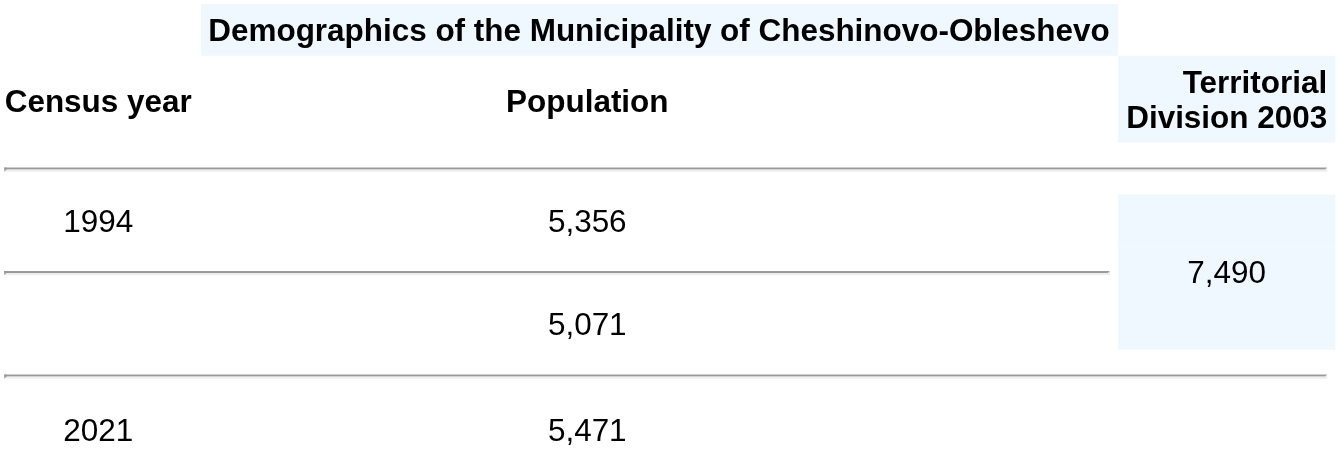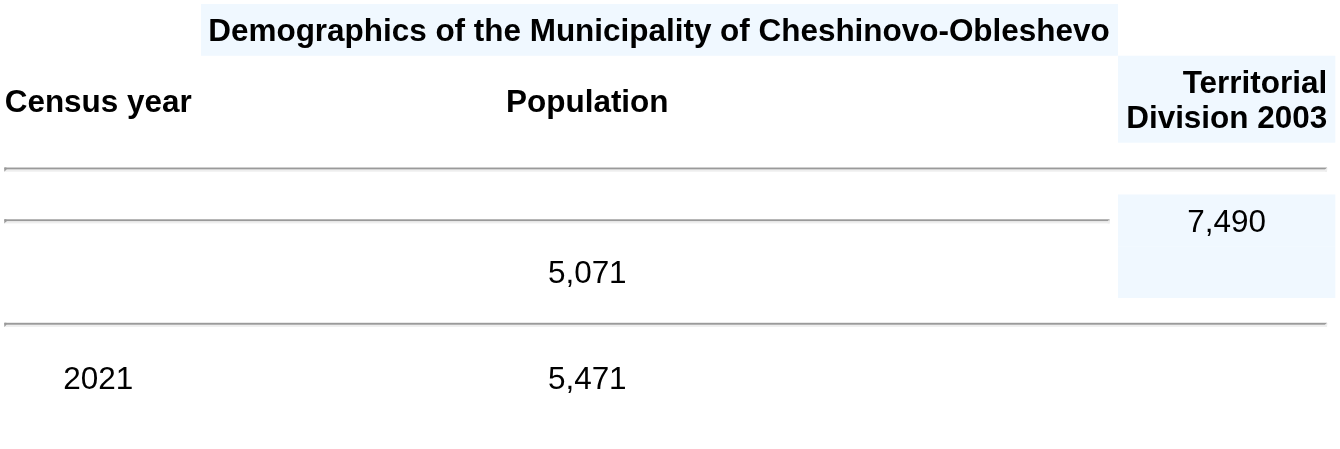- row: (98, 221)
